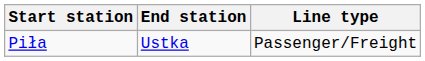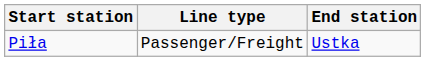columns swapped: (194, 18) <-> (336, 18)
